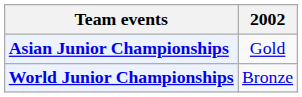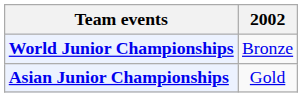rows swapped: (119, 48) <-> (121, 77)
